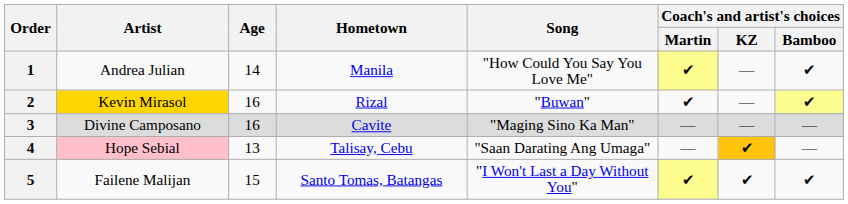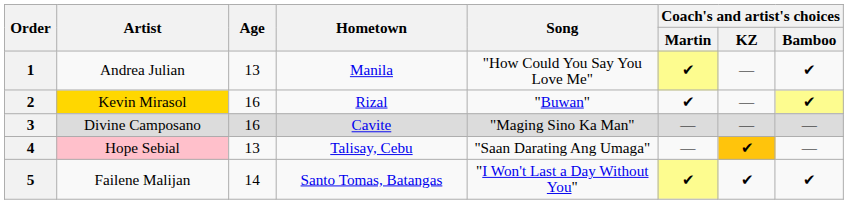(252, 70) 14 -> (252, 70) 13
(252, 179) 15 -> (252, 179) 14
